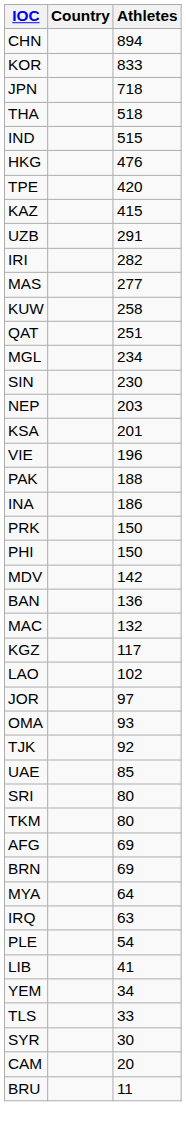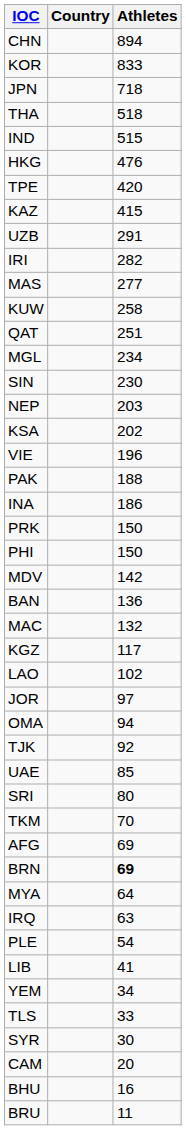(130, 430) 201 -> (130, 430) 202
(125, 723) 93 -> (125, 723) 94
(125, 820) 80 -> (125, 820) 70
(125, 869) normal -> (125, 869) bold
+ row: (24, 1088)
